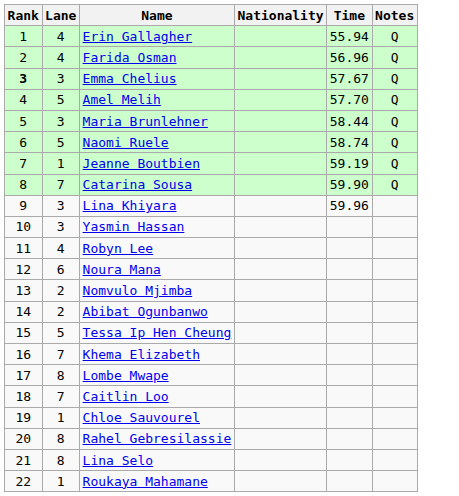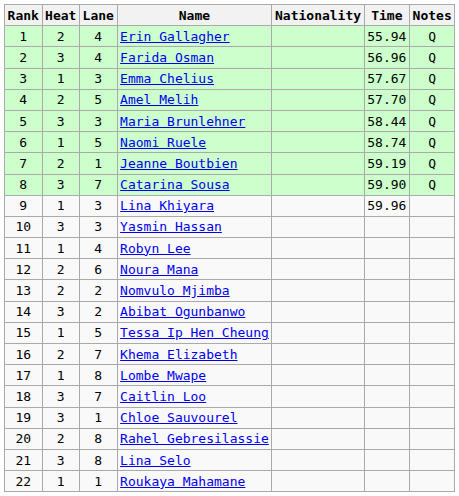+ column: (61, 15)
(23, 79) bold -> (23, 79) normal
